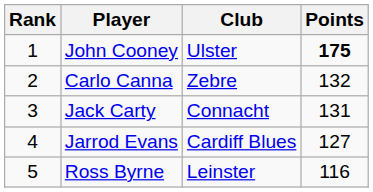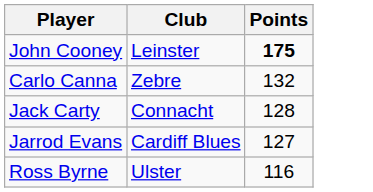- column: (33, 19)
(212, 50) Ulster -> (165, 50) Leinster
(335, 111) 131 -> (279, 111) 128
(221, 171) Leinster -> (156, 171) Ulster
